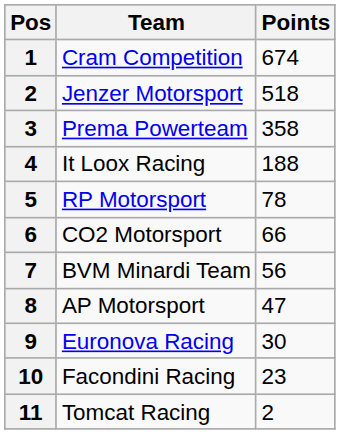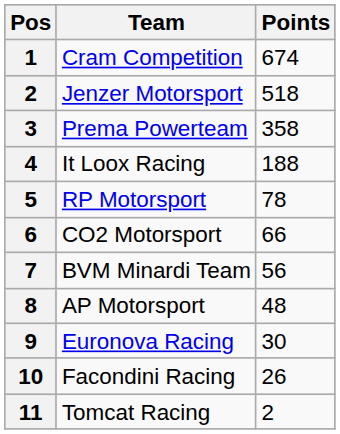(274, 305) 47 -> (274, 305) 48
(274, 376) 23 -> (274, 376) 26
